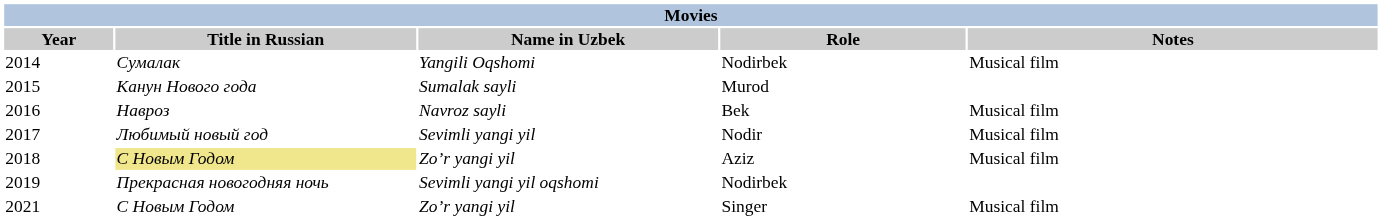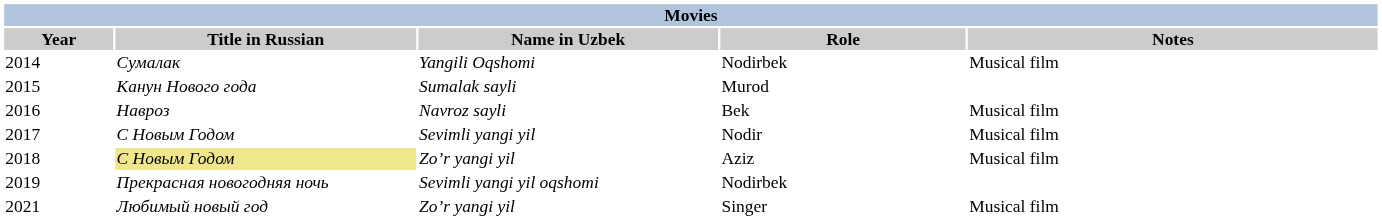(192, 134) Любимый новый год -> (175, 134) С Новым Годом
(175, 206) С Новым Годом -> (192, 206) Любимый новый год
